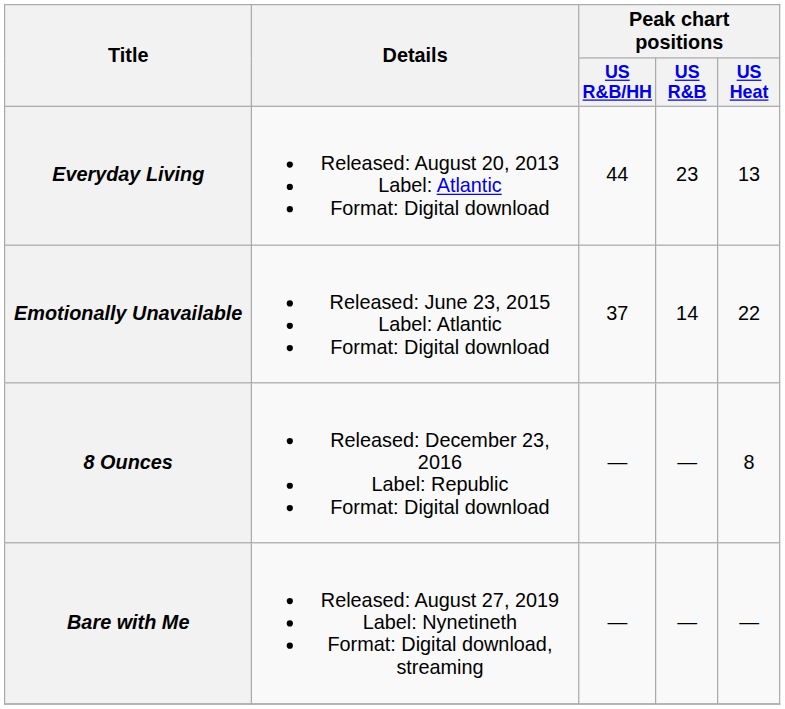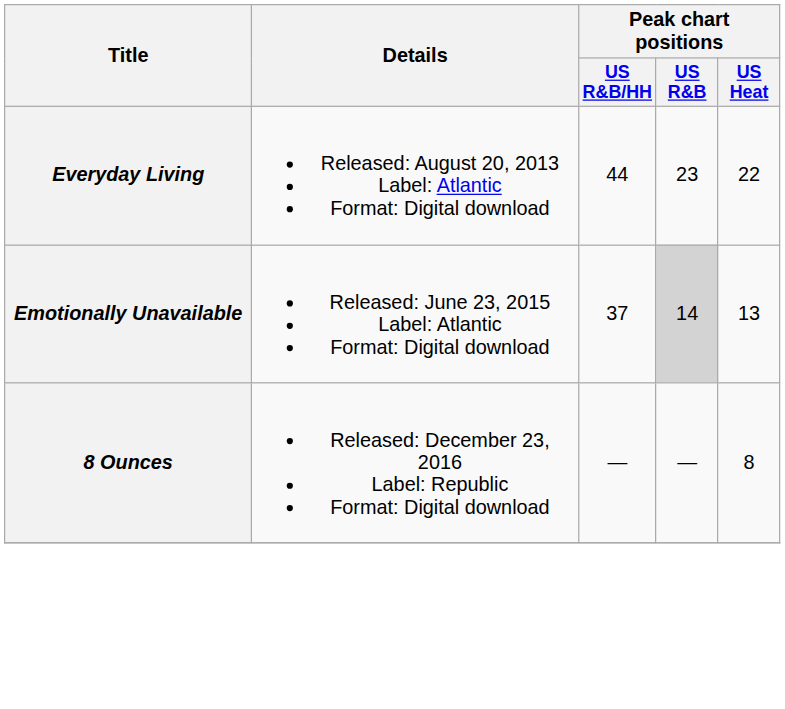(749, 175) 13 -> (749, 175) 22
(687, 313) no background -> (687, 313) lightgrey background
(749, 313) 22 -> (749, 313) 13
- row: (128, 623)
